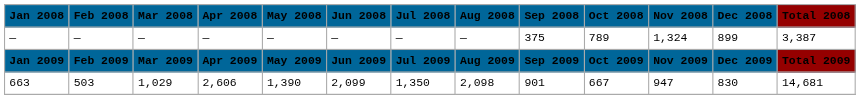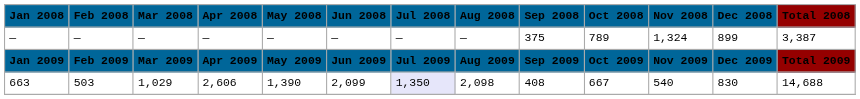(413, 83) no background -> (413, 83) lavender background
(535, 83) 901 -> (535, 83) 408
(663, 83) 947 -> (663, 83) 540
(802, 83) 14,681 -> (802, 83) 14,688
